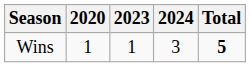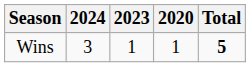columns swapped: (88, 18) <-> (176, 18)
